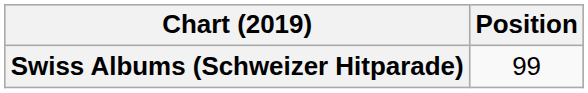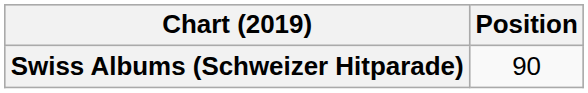(527, 66) 99 -> (527, 66) 90
